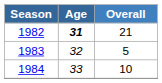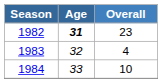(126, 32) 21 -> (126, 32) 23
(126, 51) 5 -> (126, 51) 4
